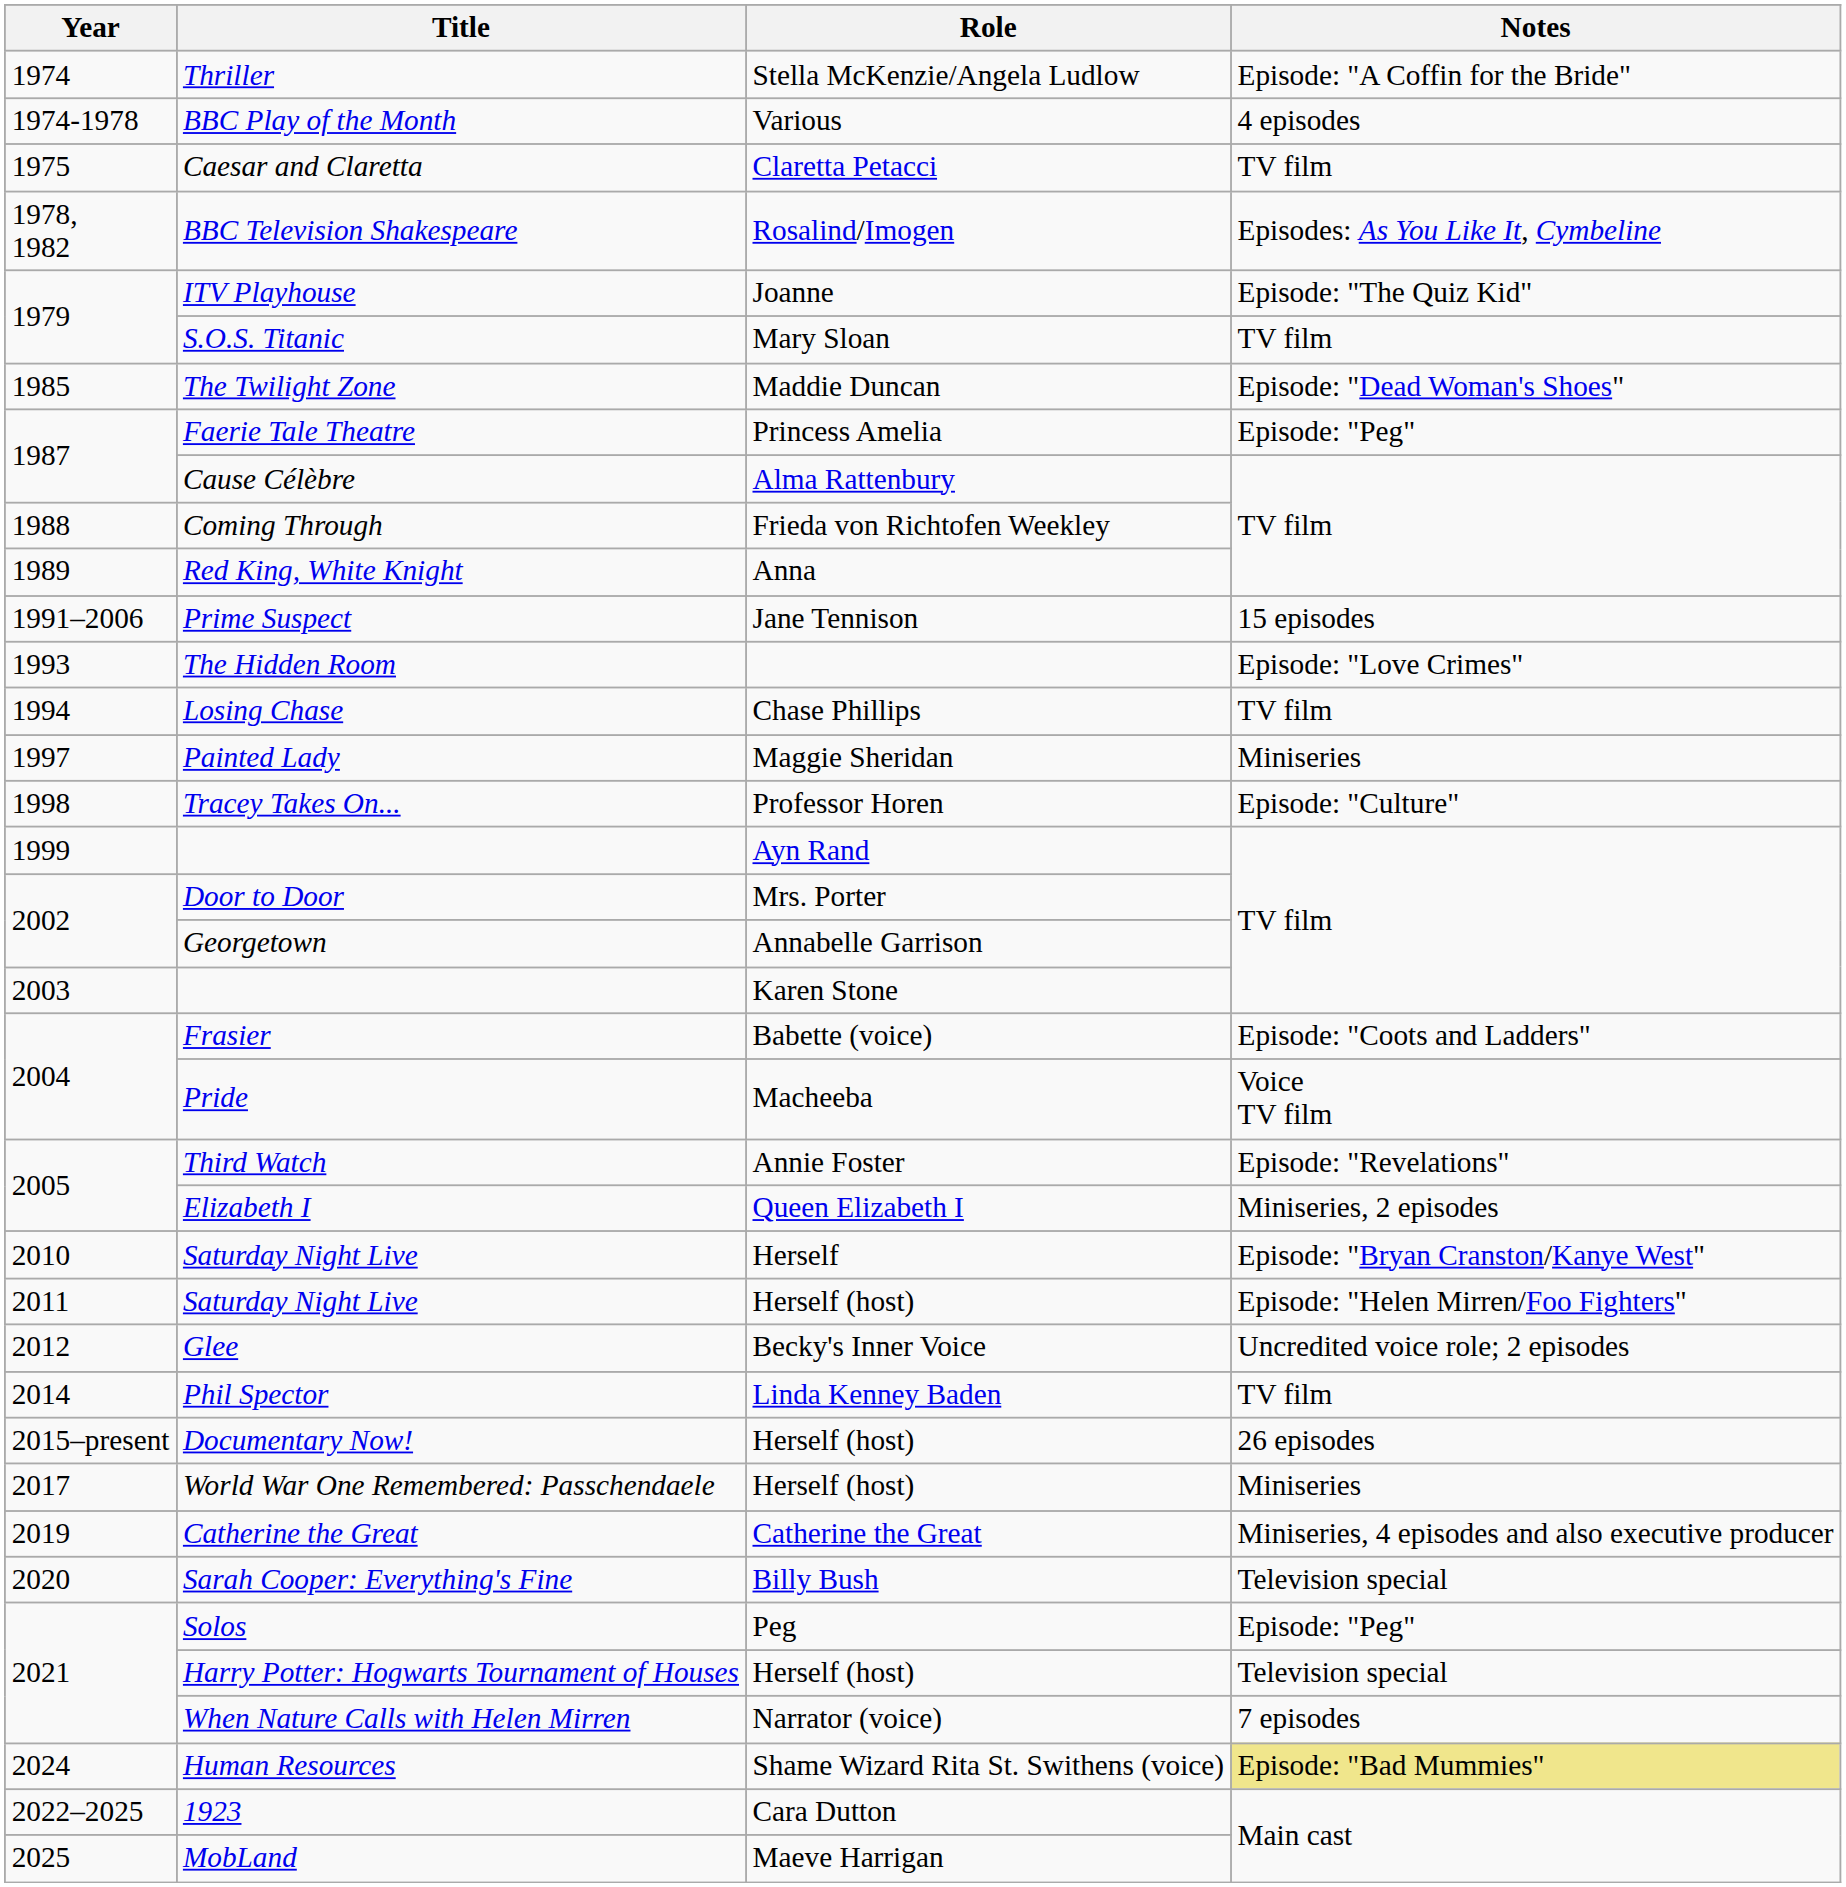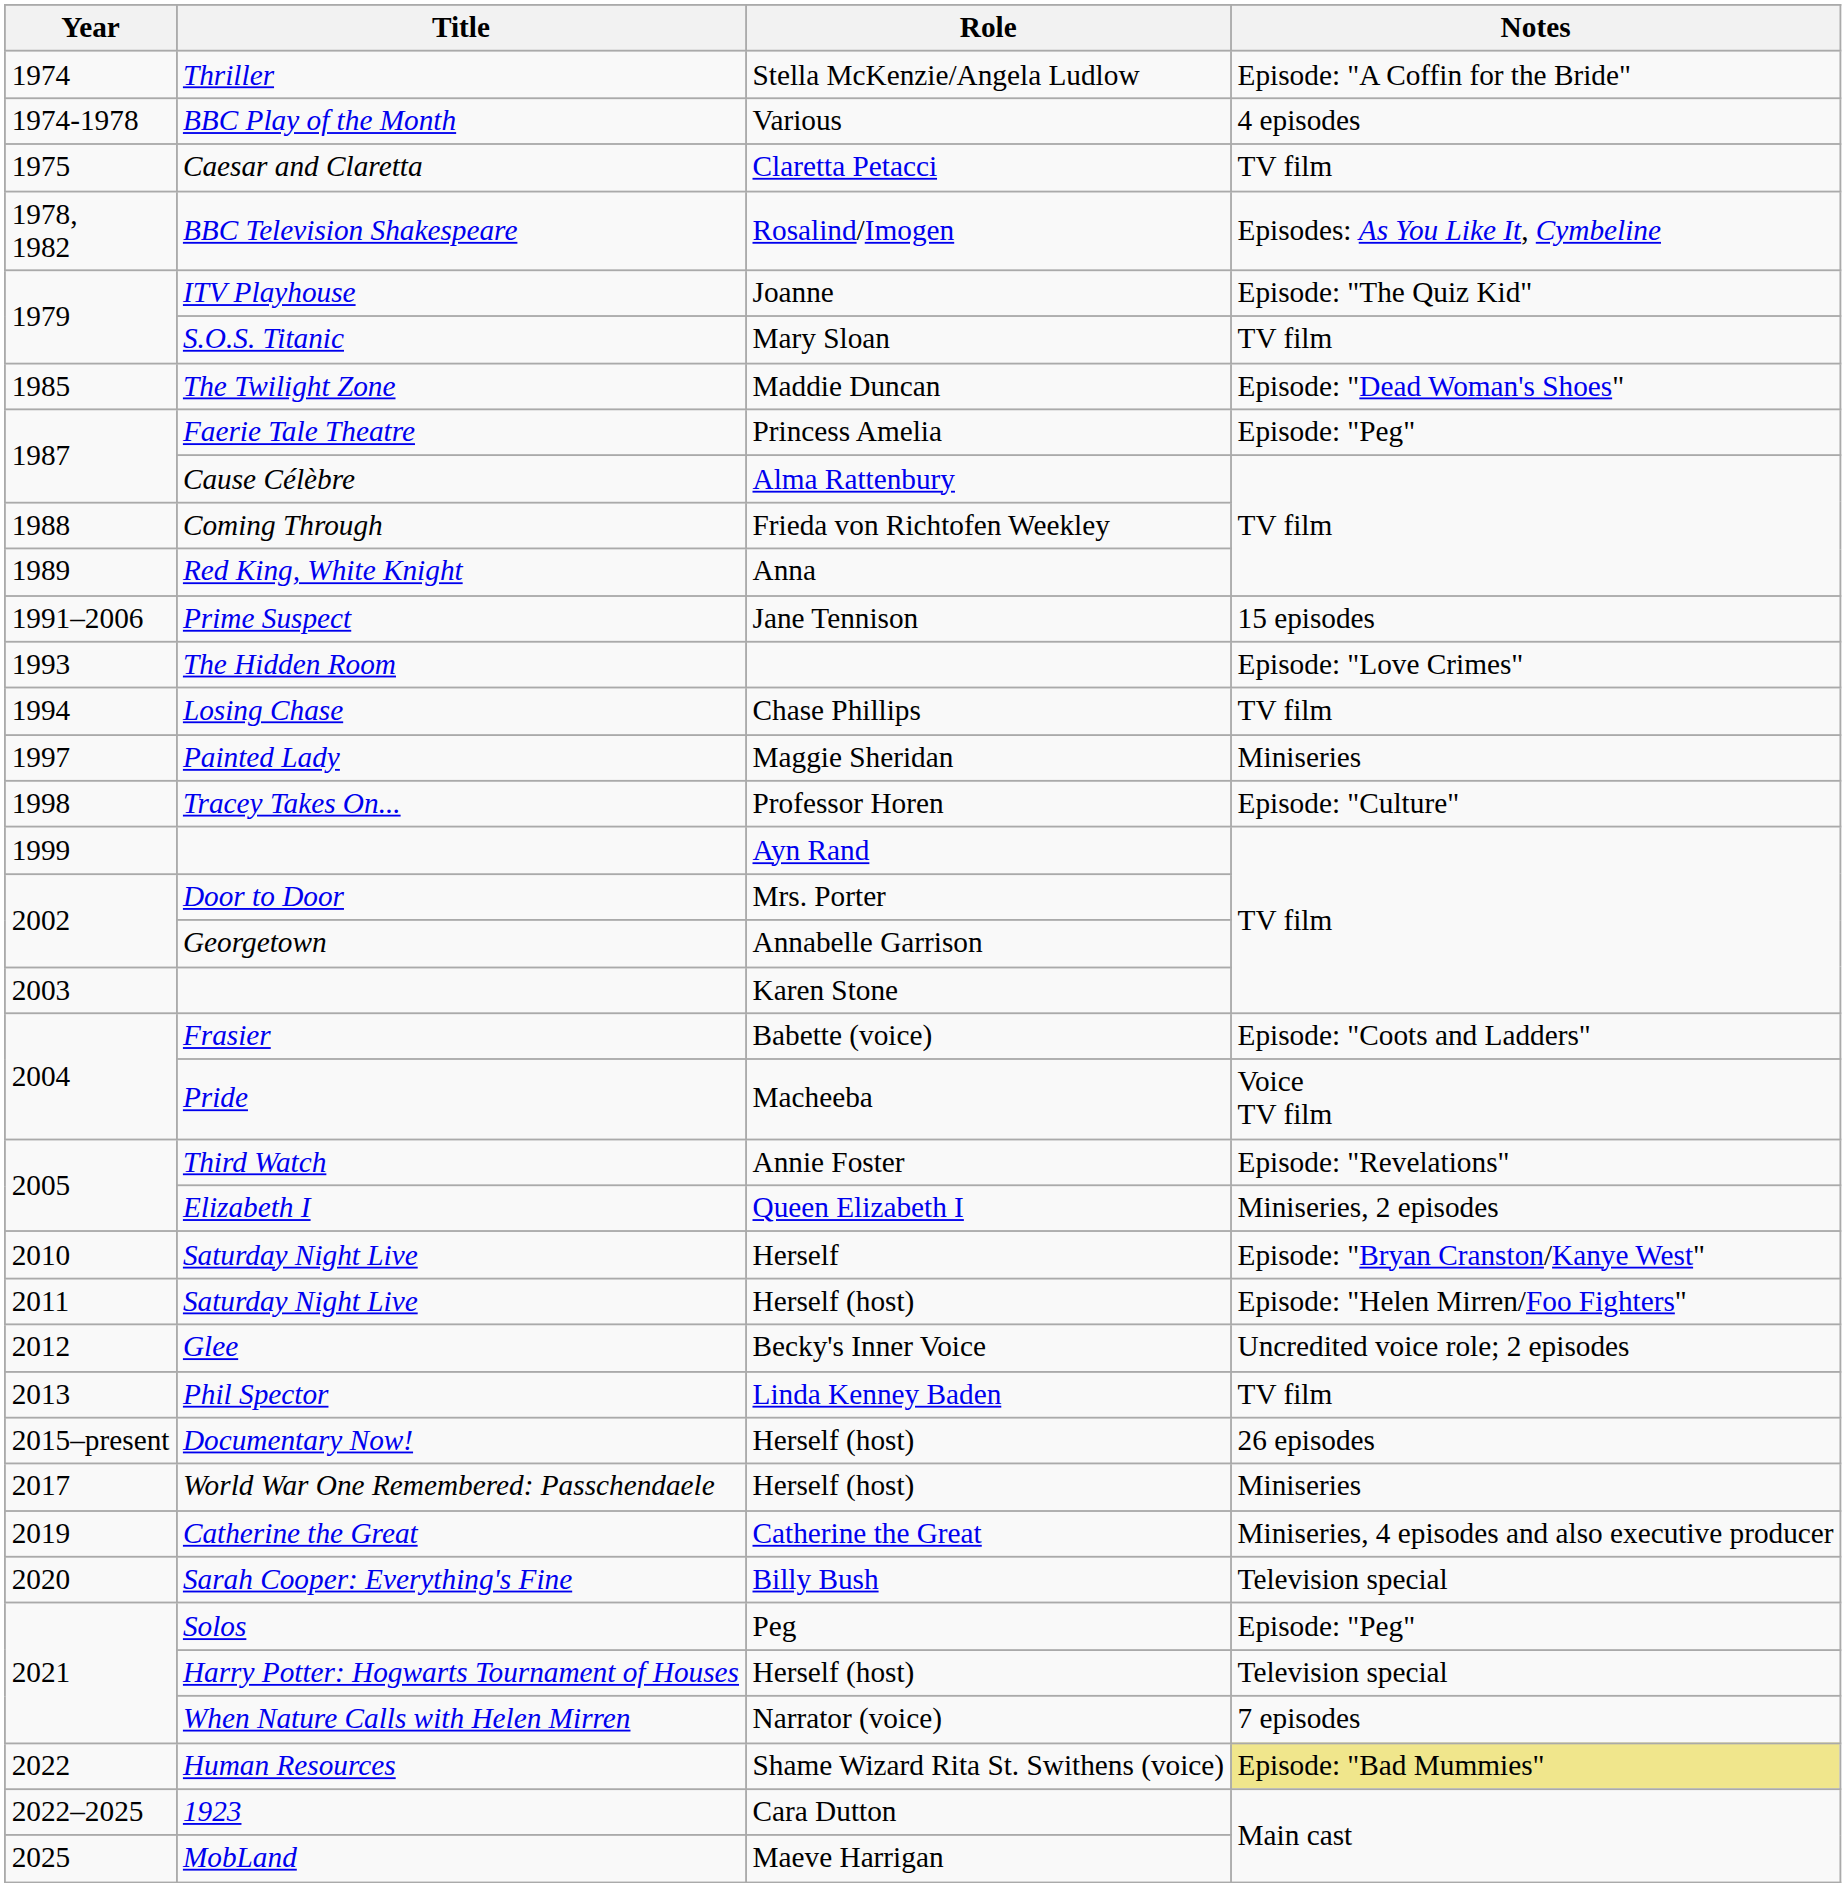(41, 1393) 2014 -> (41, 1393) 2013
(41, 1765) 2024 -> (41, 1765) 2022
